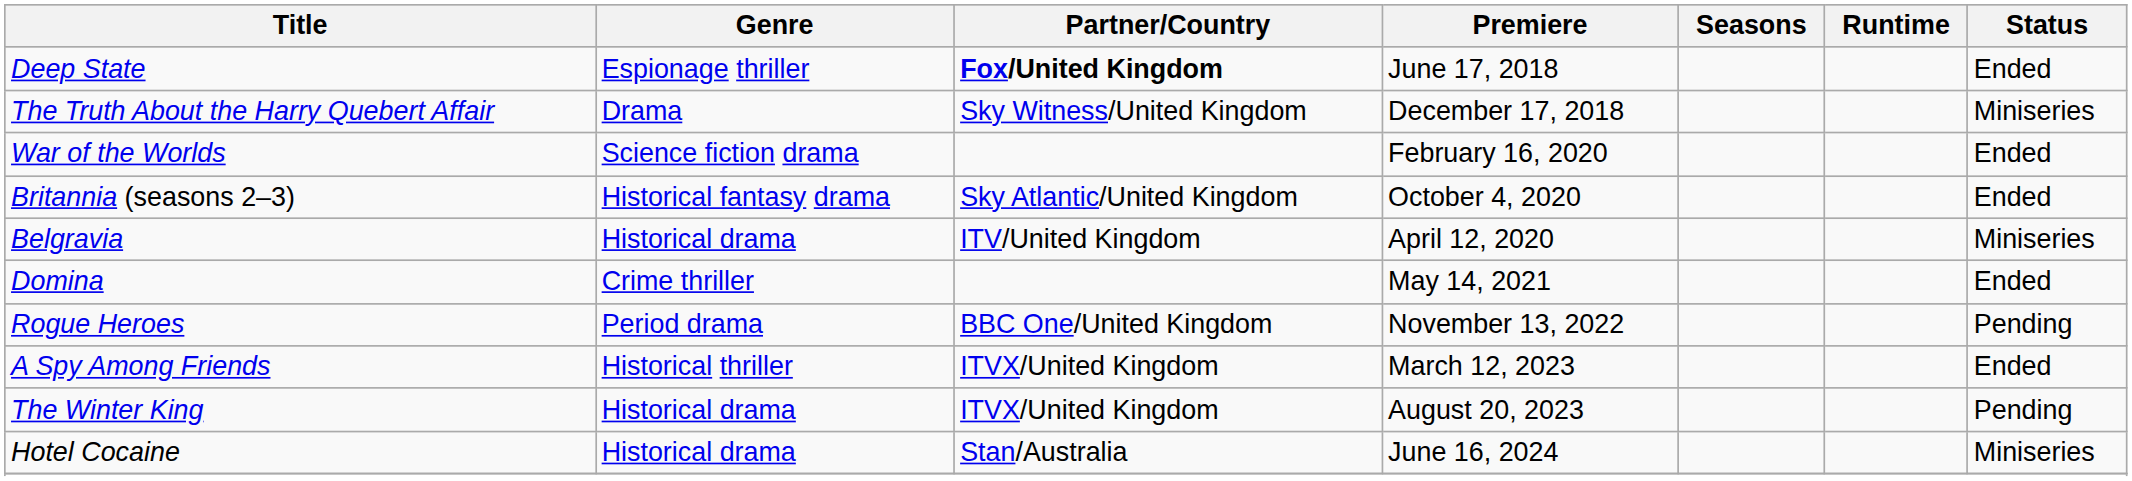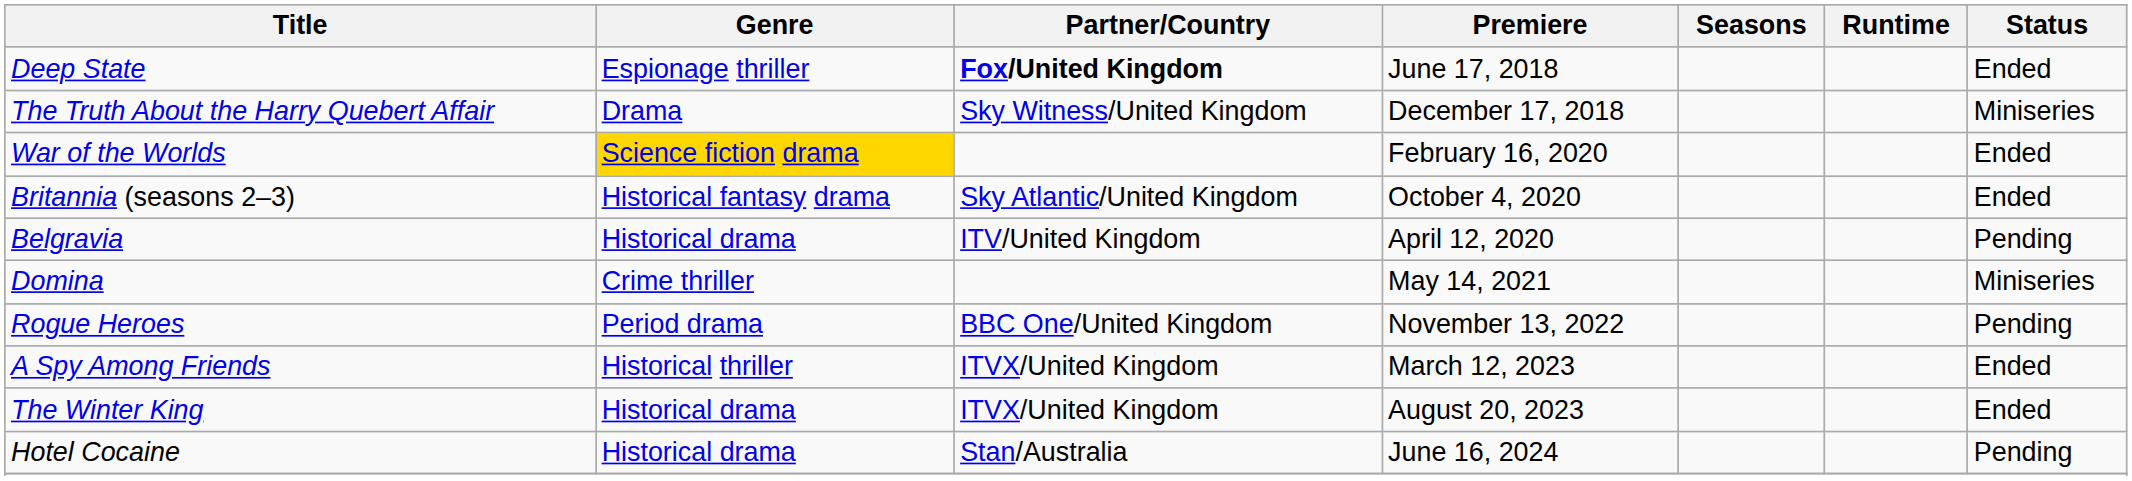(730, 153) no background -> (730, 153) gold background
(2034, 238) Miniseries -> (2023, 238) Pending
(2013, 281) Ended -> (2034, 281) Miniseries
(2023, 409) Pending -> (2013, 409) Ended
(2034, 452) Miniseries -> (2023, 452) Pending
